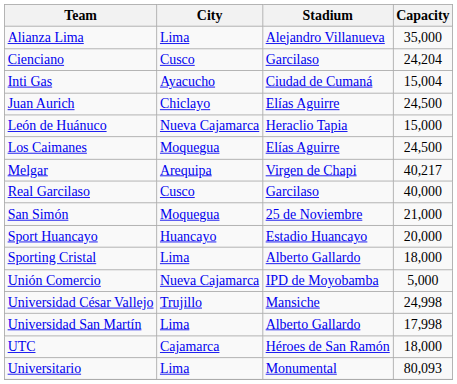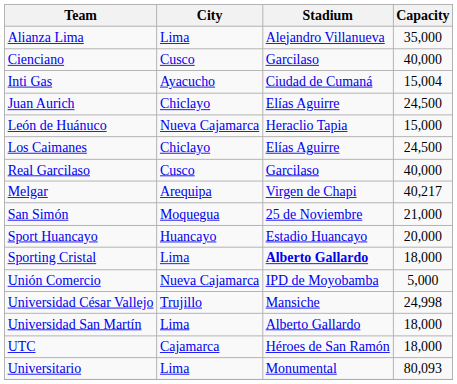(423, 59) 24,204 -> (423, 59) 40,000
(190, 147) Moquegua -> (185, 147) Chiclayo
rows swapped: (28, 170) <-> (49, 192)
(313, 258) normal -> (317, 258) bold
(423, 324) 17,998 -> (423, 324) 18,000
